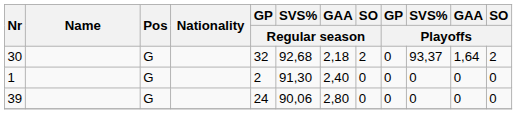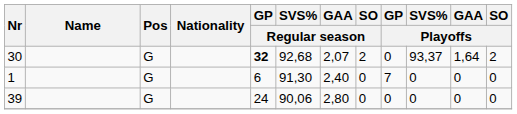(261, 57) normal -> (261, 57) bold
(336, 57) 2,18 -> (336, 57) 2,07
(257, 78) 2 -> (257, 78) 6
(388, 78) 0 -> (388, 78) 7
